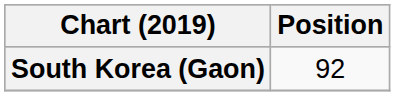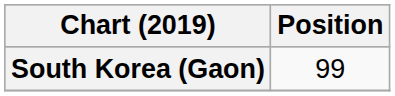(330, 68) 92 -> (330, 68) 99
